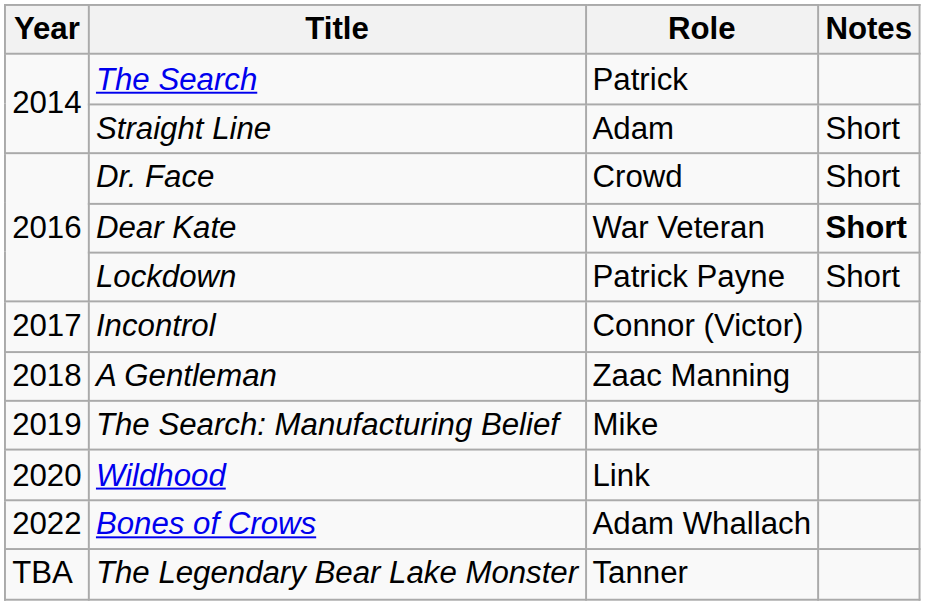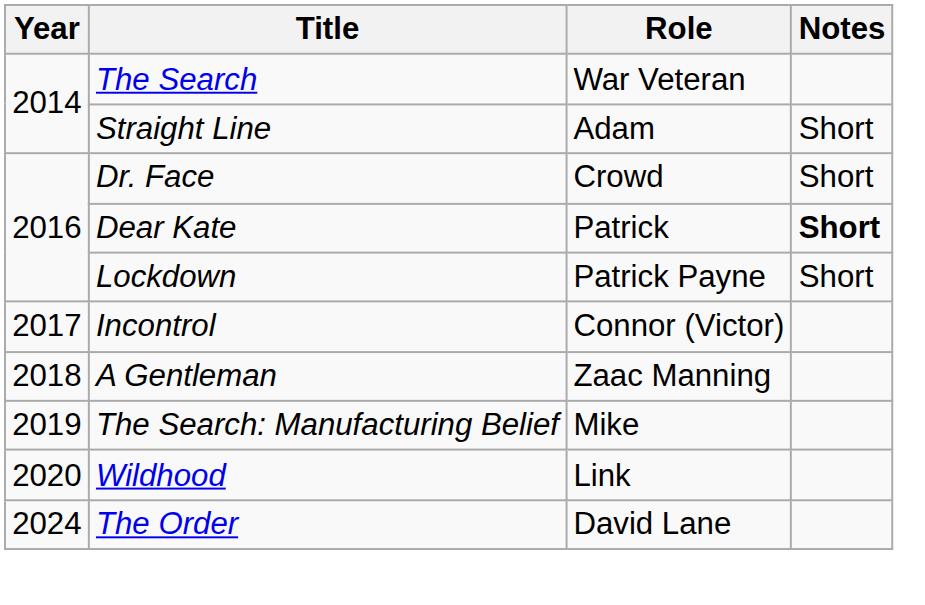(640, 78) Patrick -> (660, 78) War Veteran
(679, 227) War Veteran -> (621, 227) Patrick
- row: (206, 524)
+ row: (167, 524)
- row: (337, 573)
